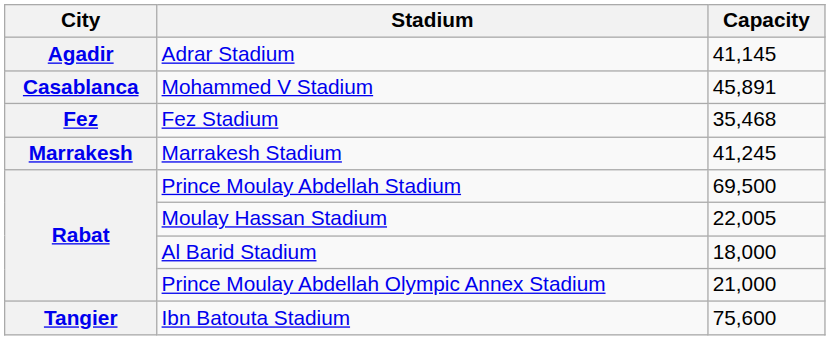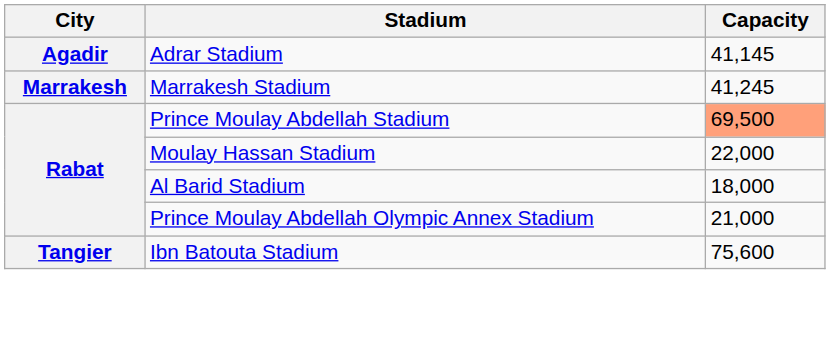- row: (267, 86)
- row: (220, 119)
(745, 185) no background -> (742, 119) lightsalmon background
(745, 218) 22,005 -> (742, 152) 22,000
